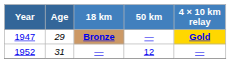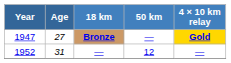(60, 37) 29 -> (60, 37) 27
